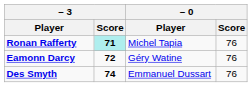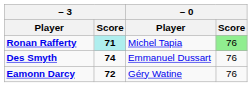(232, 43) no background -> (232, 43) lightgreen background
rows swapped: (41, 58) <-> (32, 74)
